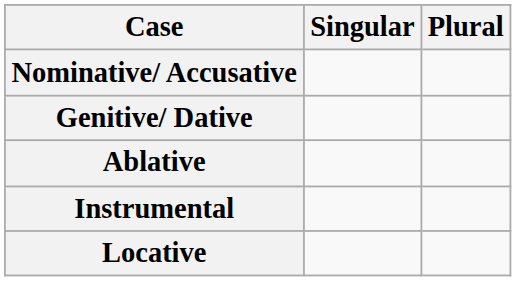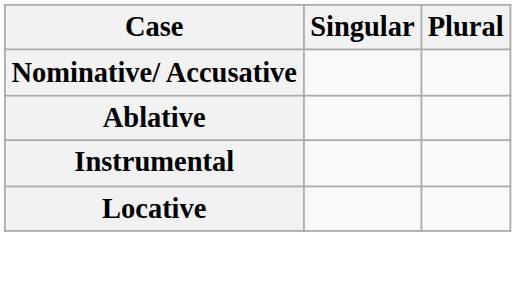- row: (154, 117)
